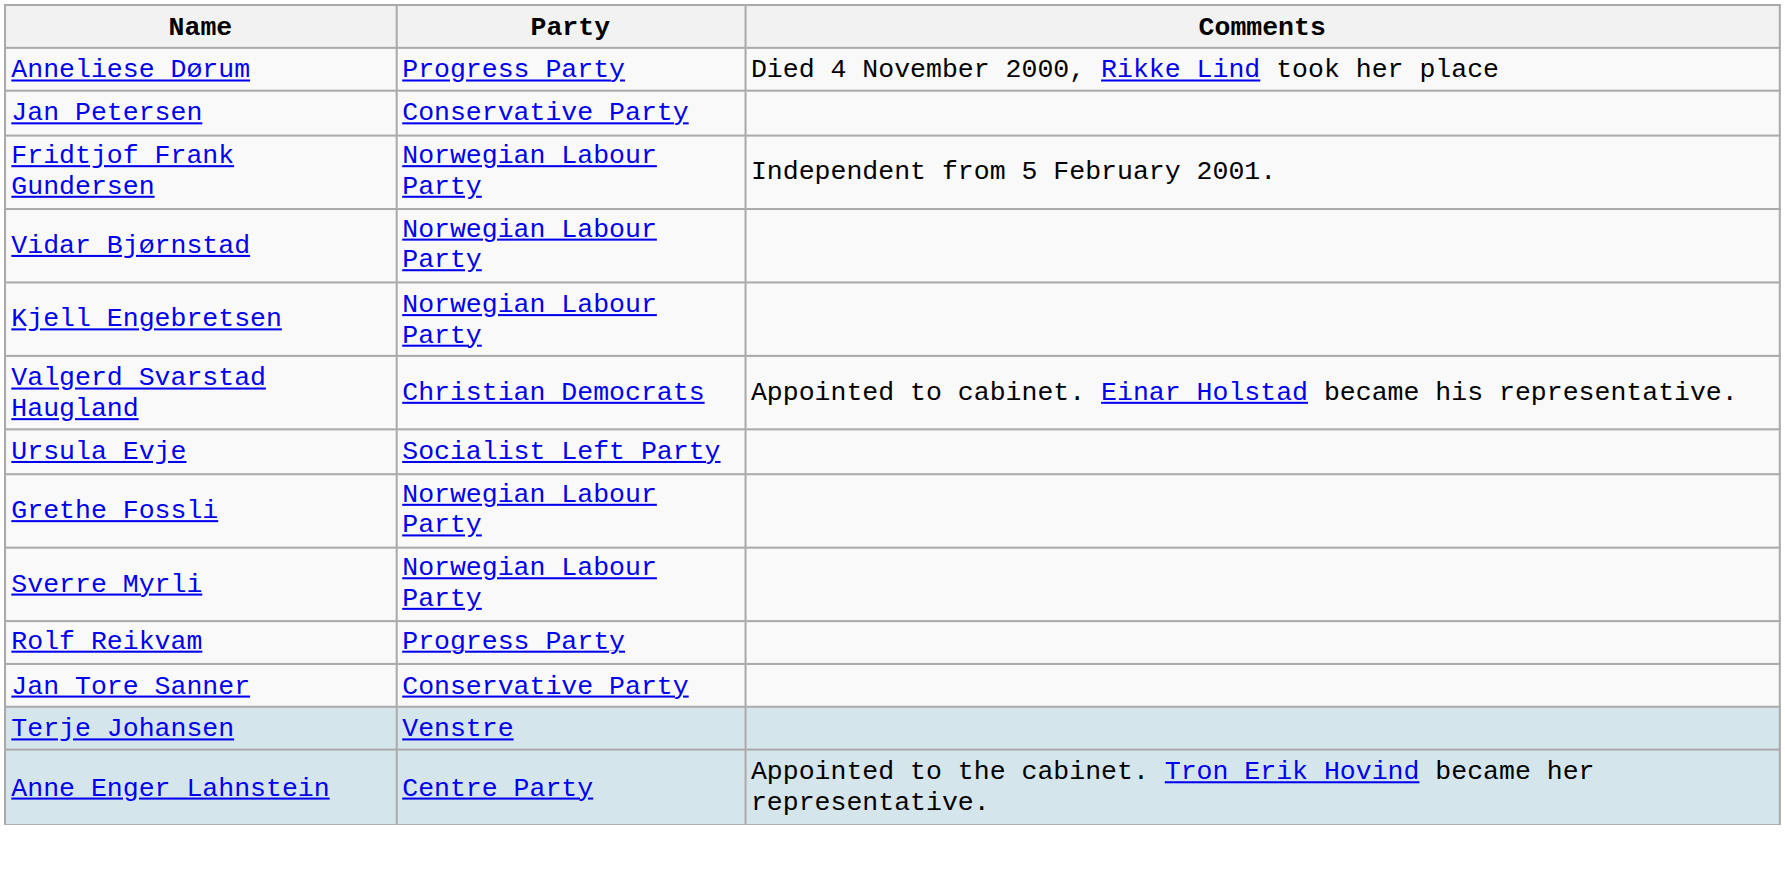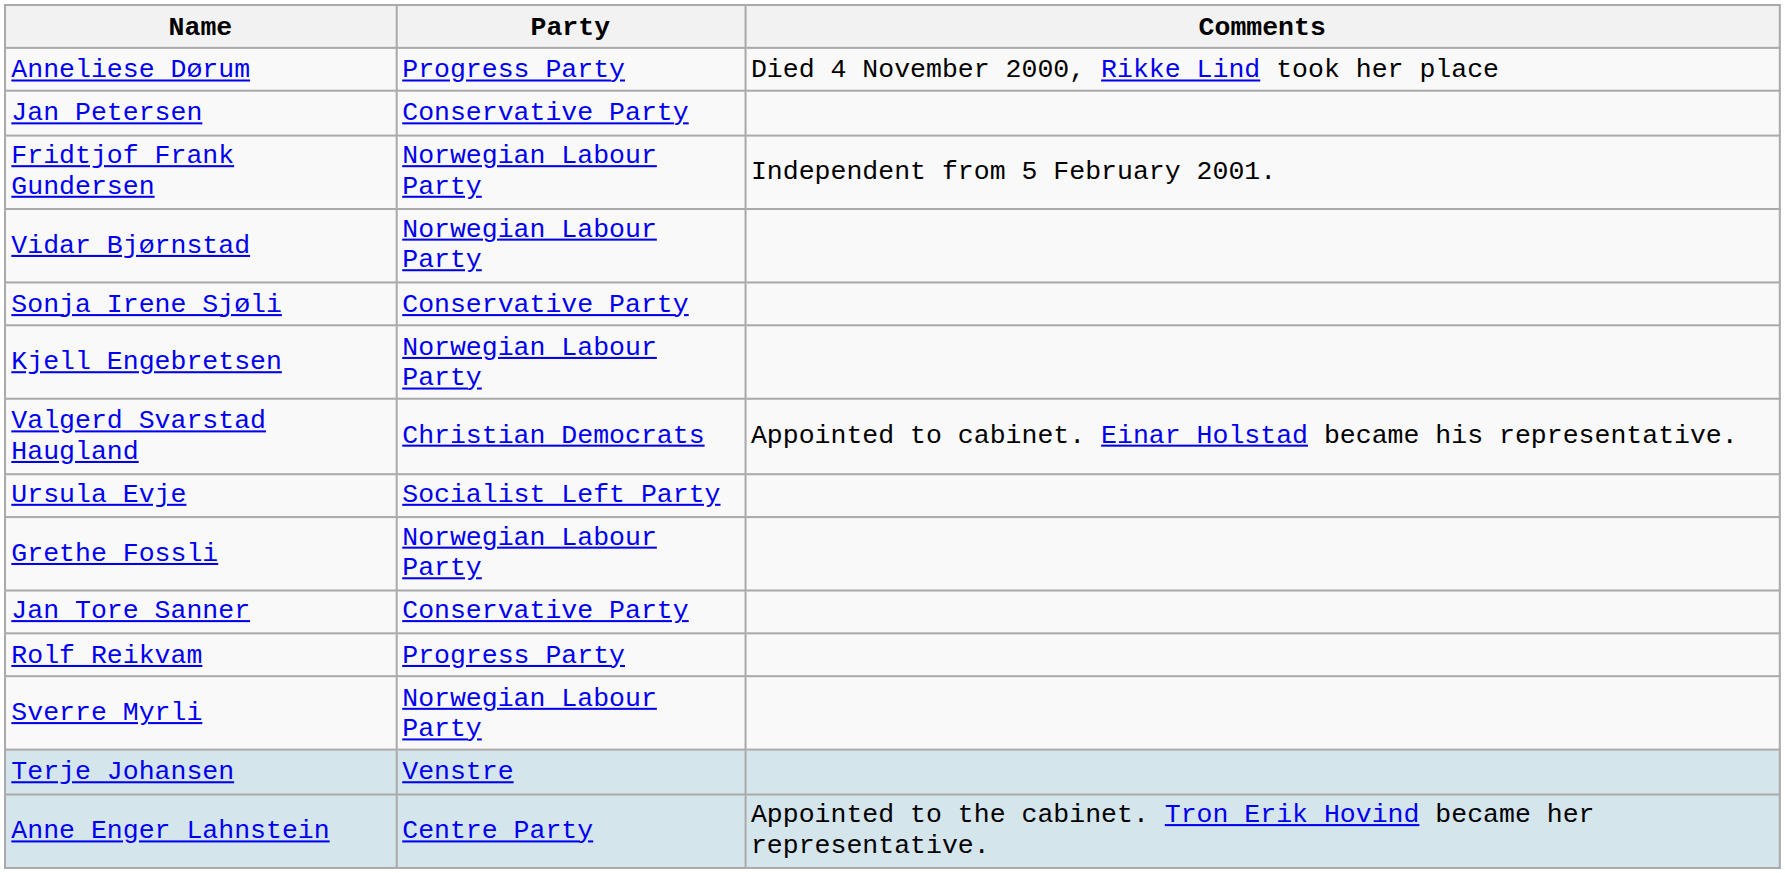+ row: (147, 304)
rows swapped: (131, 686) <-> (107, 584)
